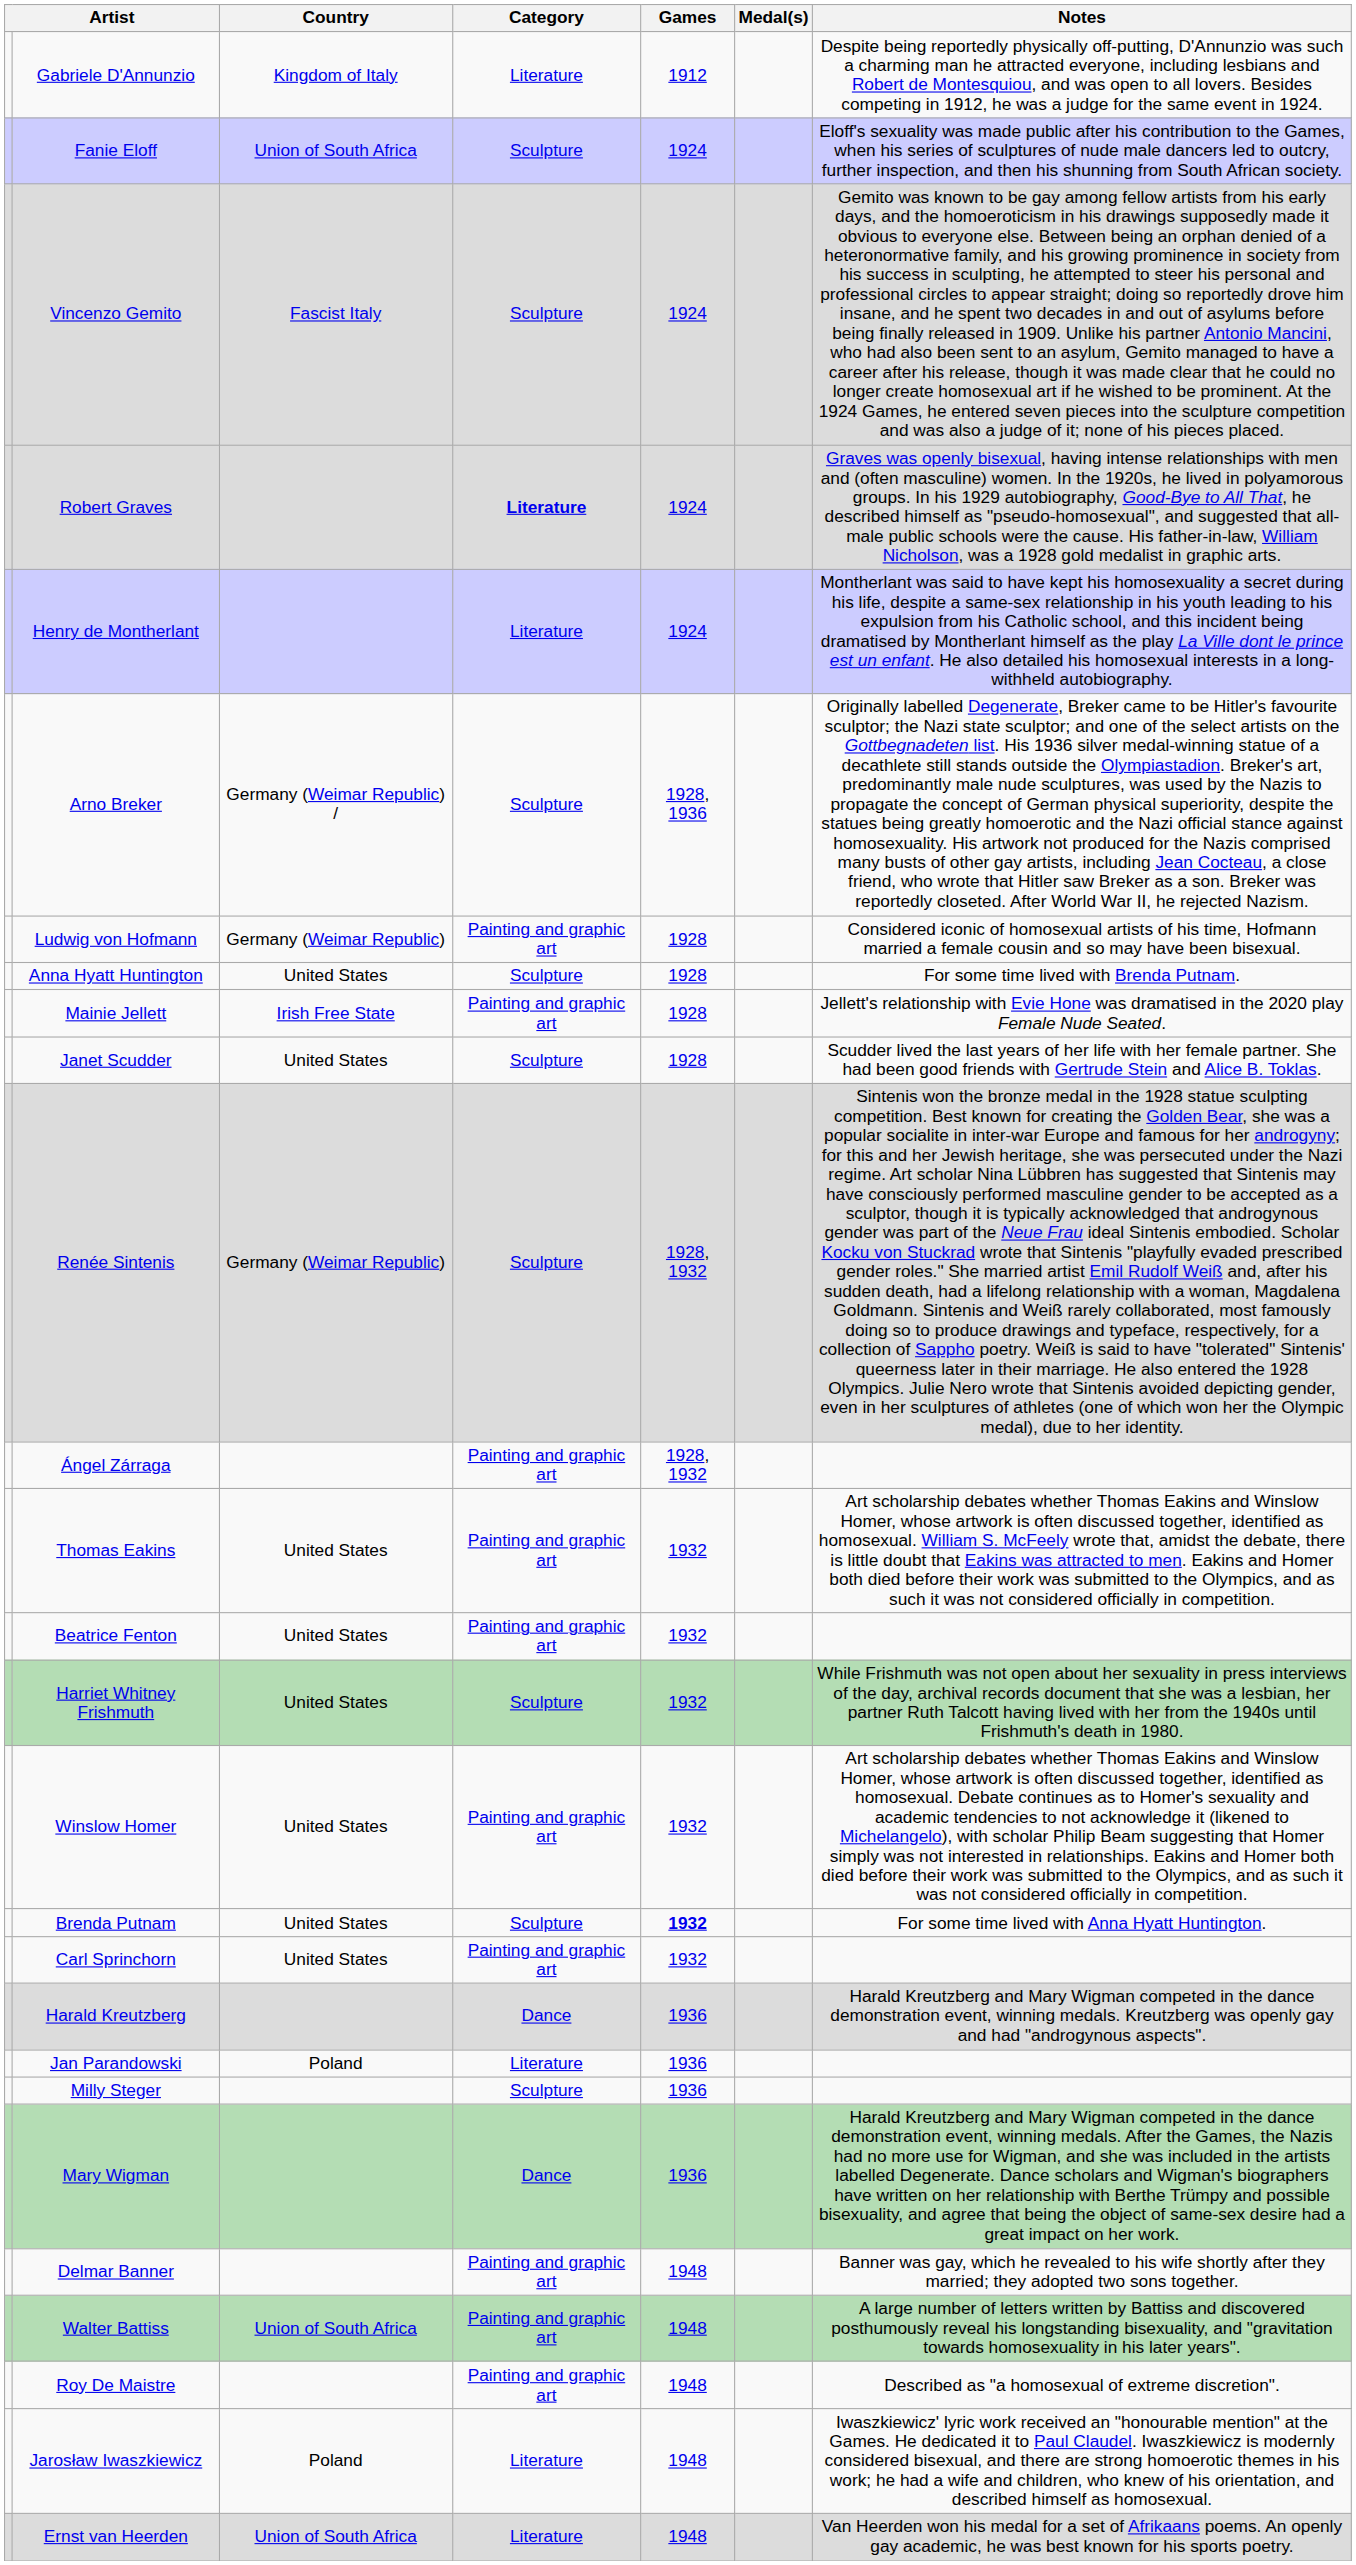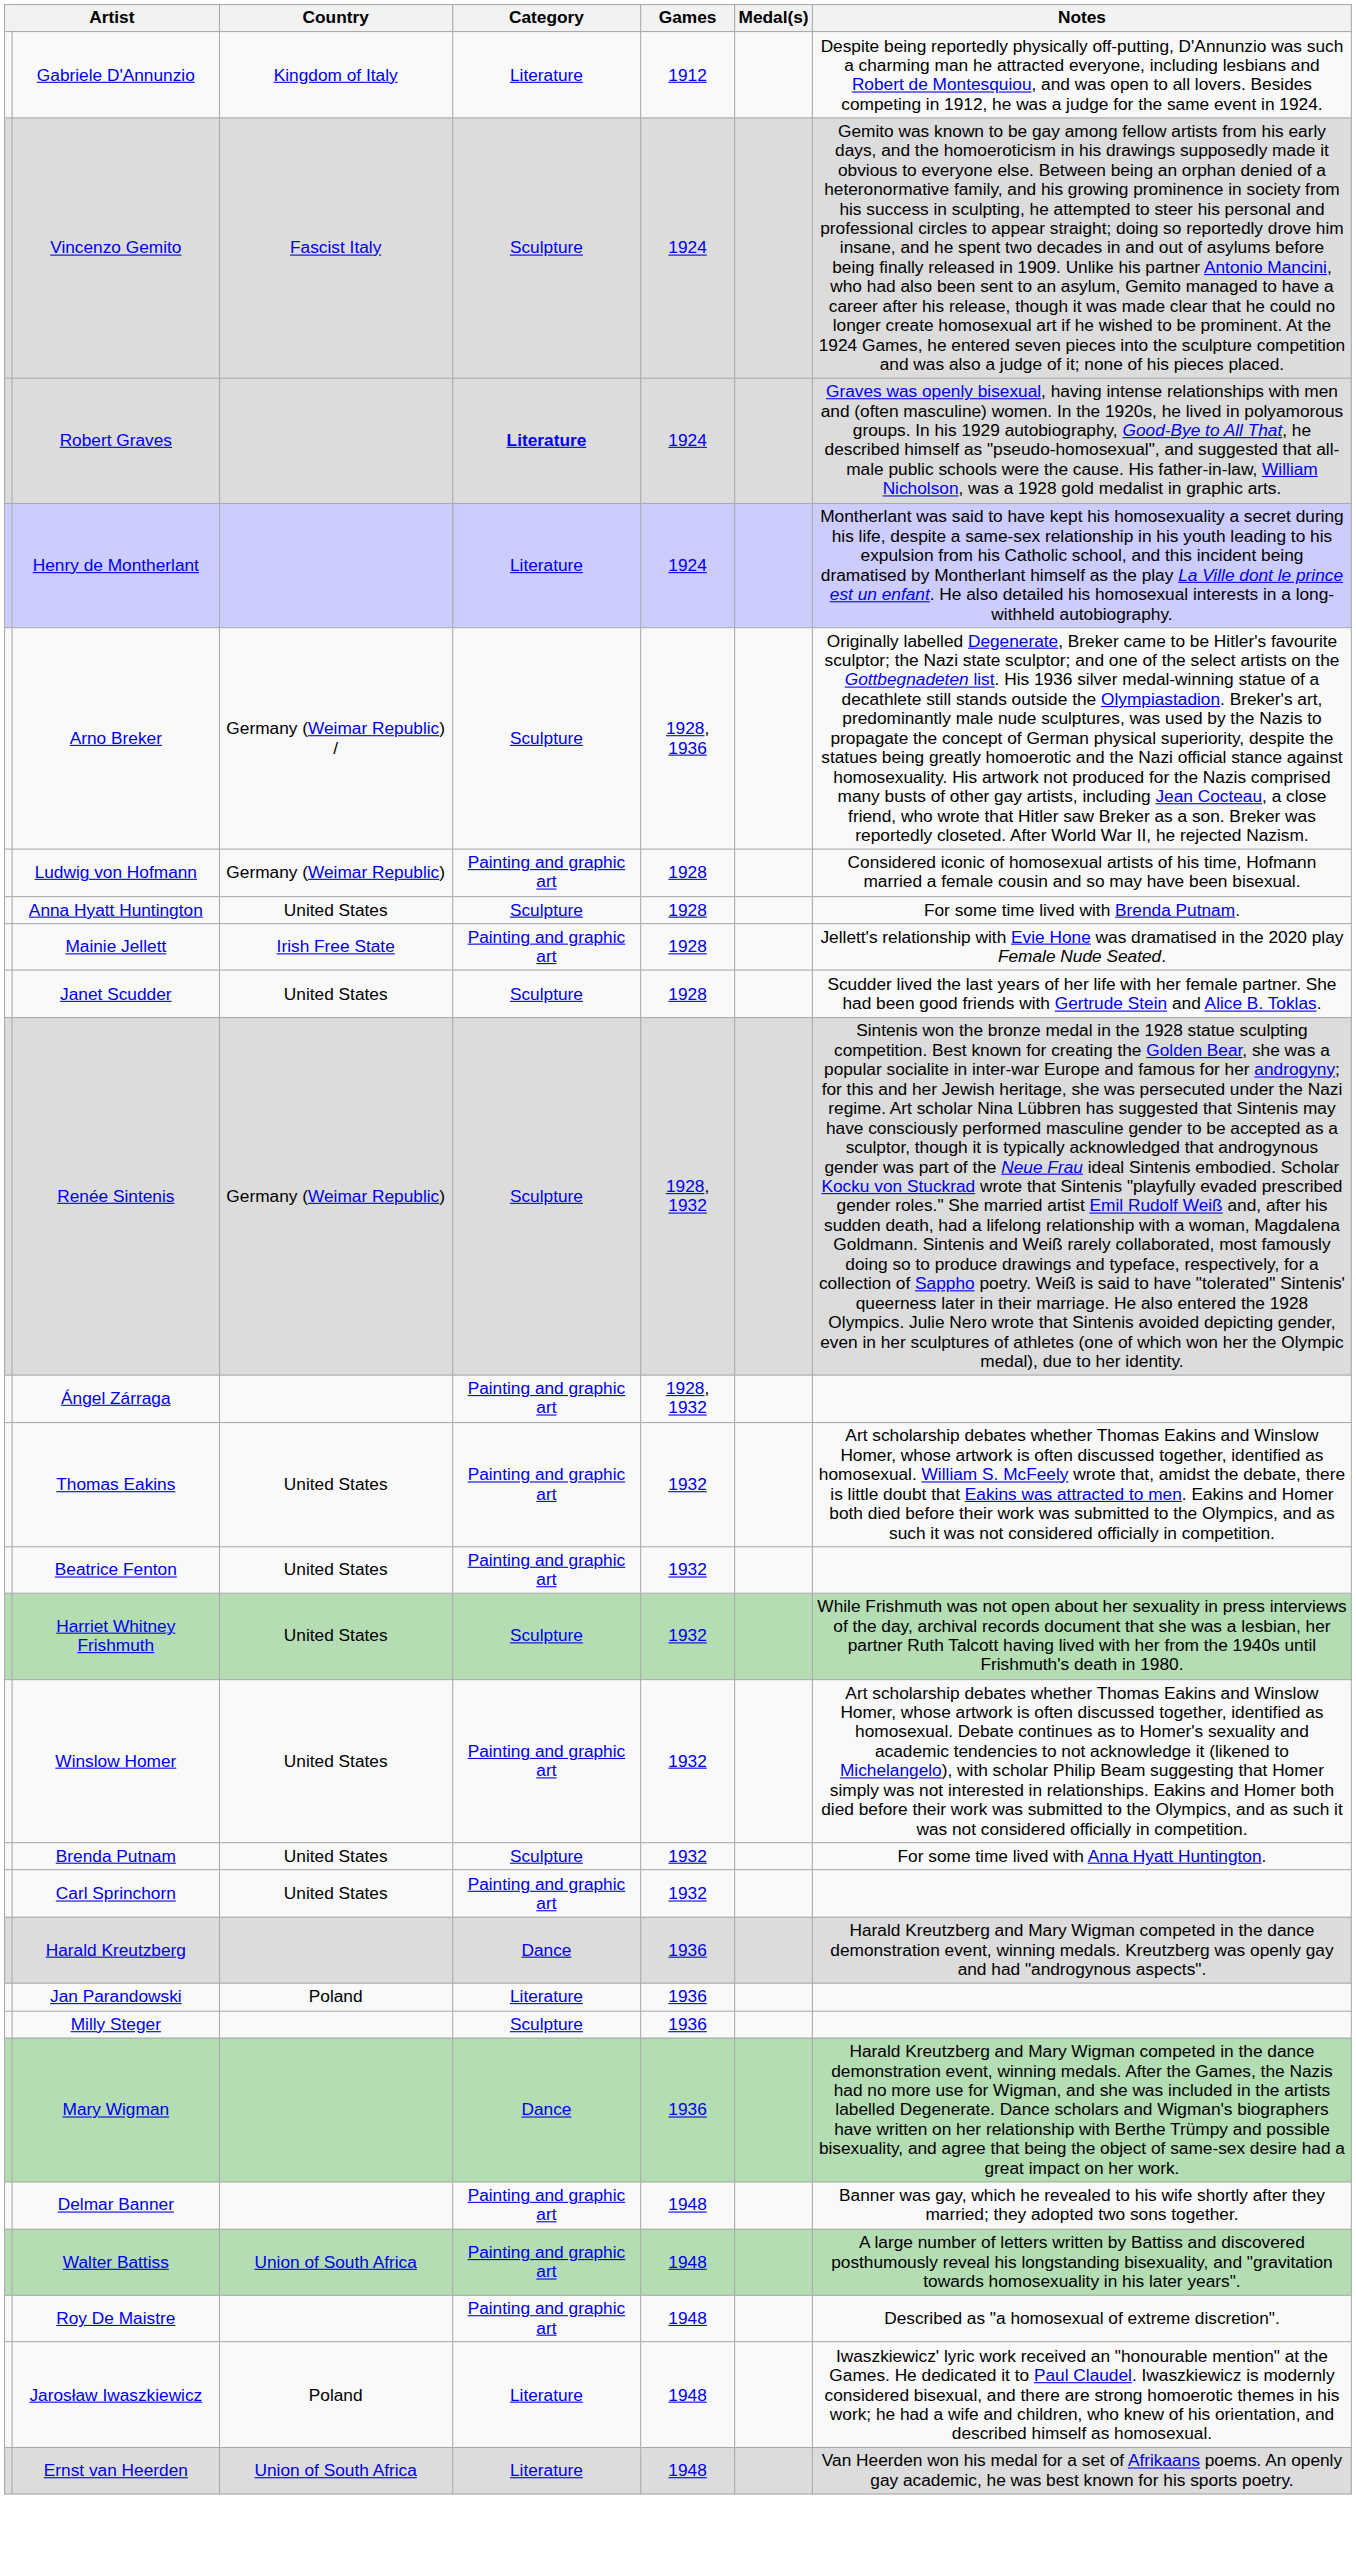- row: (116, 150)
(688, 1922) bold -> (688, 1856) normal
